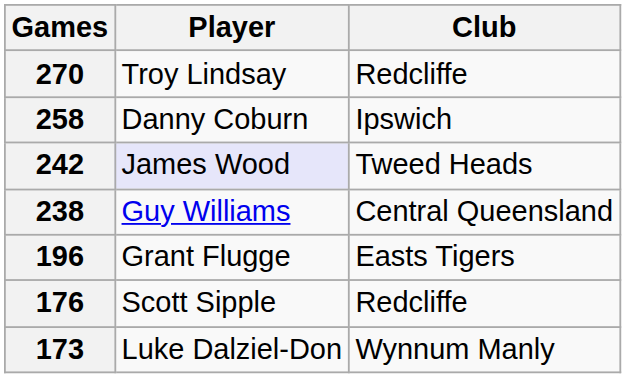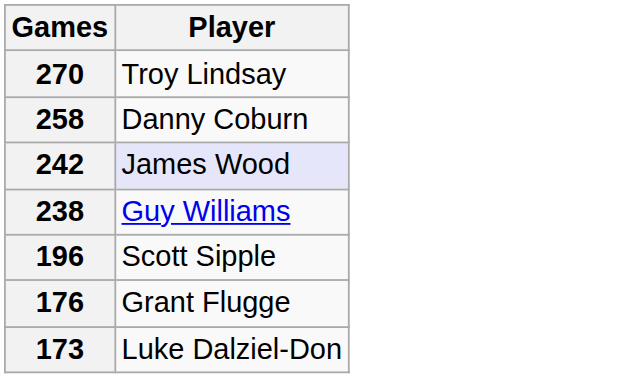- column: (484, 27)
(206, 257) Grant Flugge -> (199, 257) Scott Sipple
(199, 303) Scott Sipple -> (206, 303) Grant Flugge
